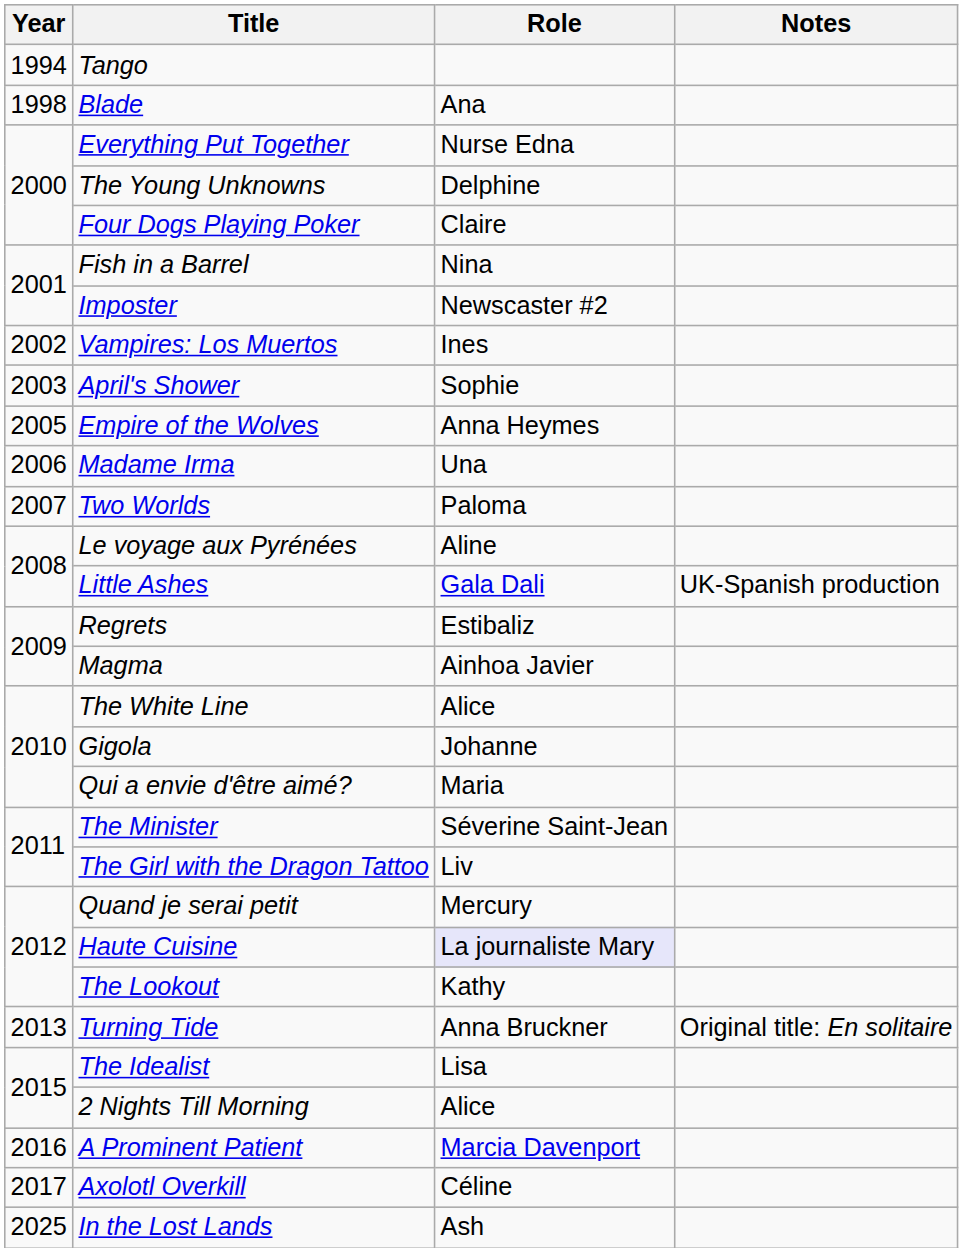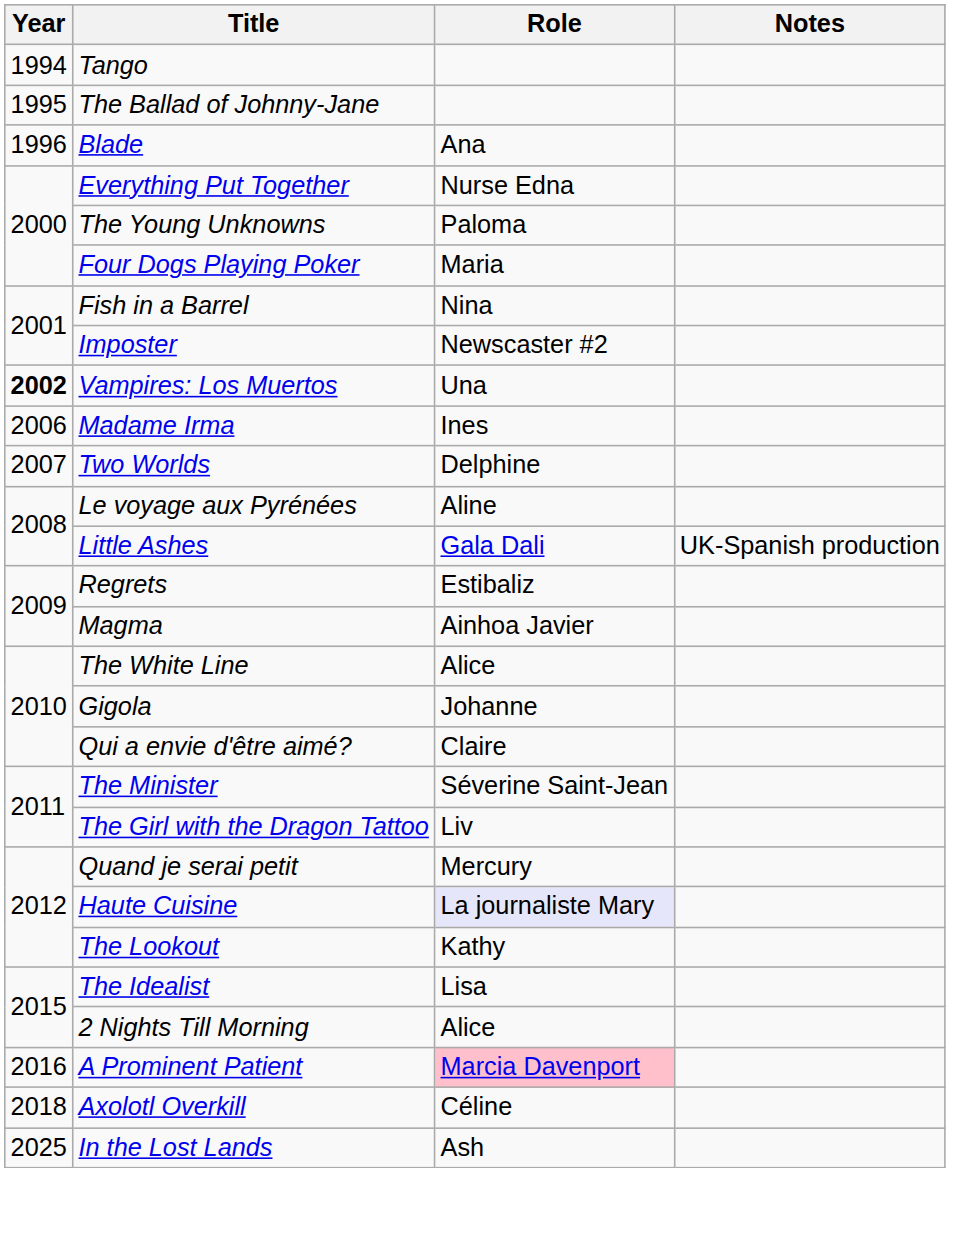+ row: (229, 104)
(39, 104) 1998 -> (39, 144) 1996
(490, 184) Delphine -> (483, 225) Paloma
(474, 225) Claire -> (472, 265) Maria
(39, 345) normal -> (39, 385) bold
(464, 345) Ines -> (464, 385) Una
- row: (159, 385)
- row: (199, 425)
(464, 465) Una -> (464, 425) Ines
(483, 505) Paloma -> (490, 465) Delphine
(472, 786) Maria -> (474, 746) Claire
- row: (148, 1026)
(540, 1147) no background -> (540, 1066) pink background
(39, 1187) 2017 -> (39, 1107) 2018
